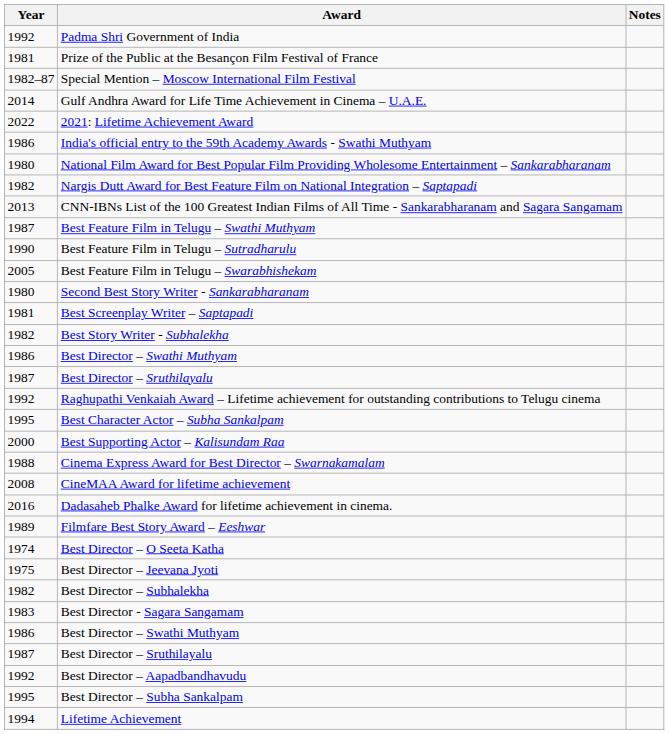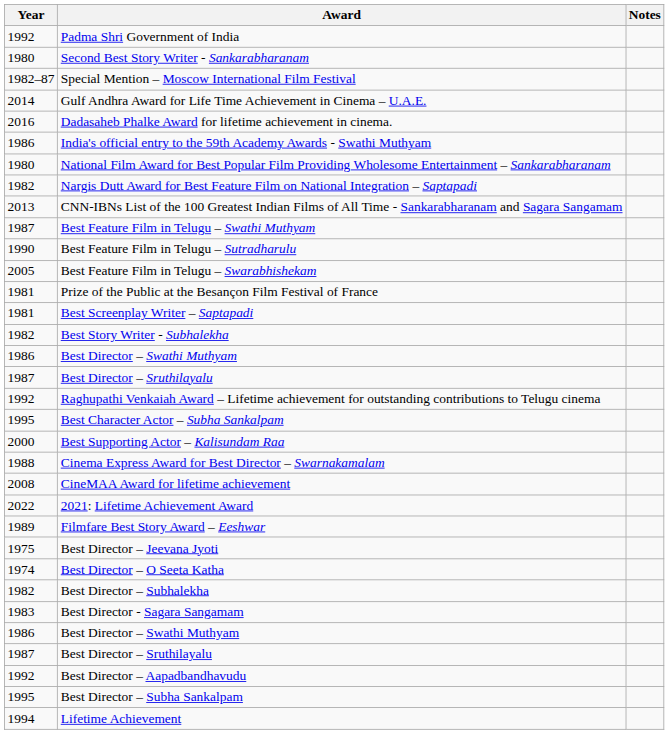rows swapped: (21, 57) <-> (21, 292)
rows swapped: (21, 505) <-> (21, 121)
rows swapped: (21, 548) <-> (21, 569)
